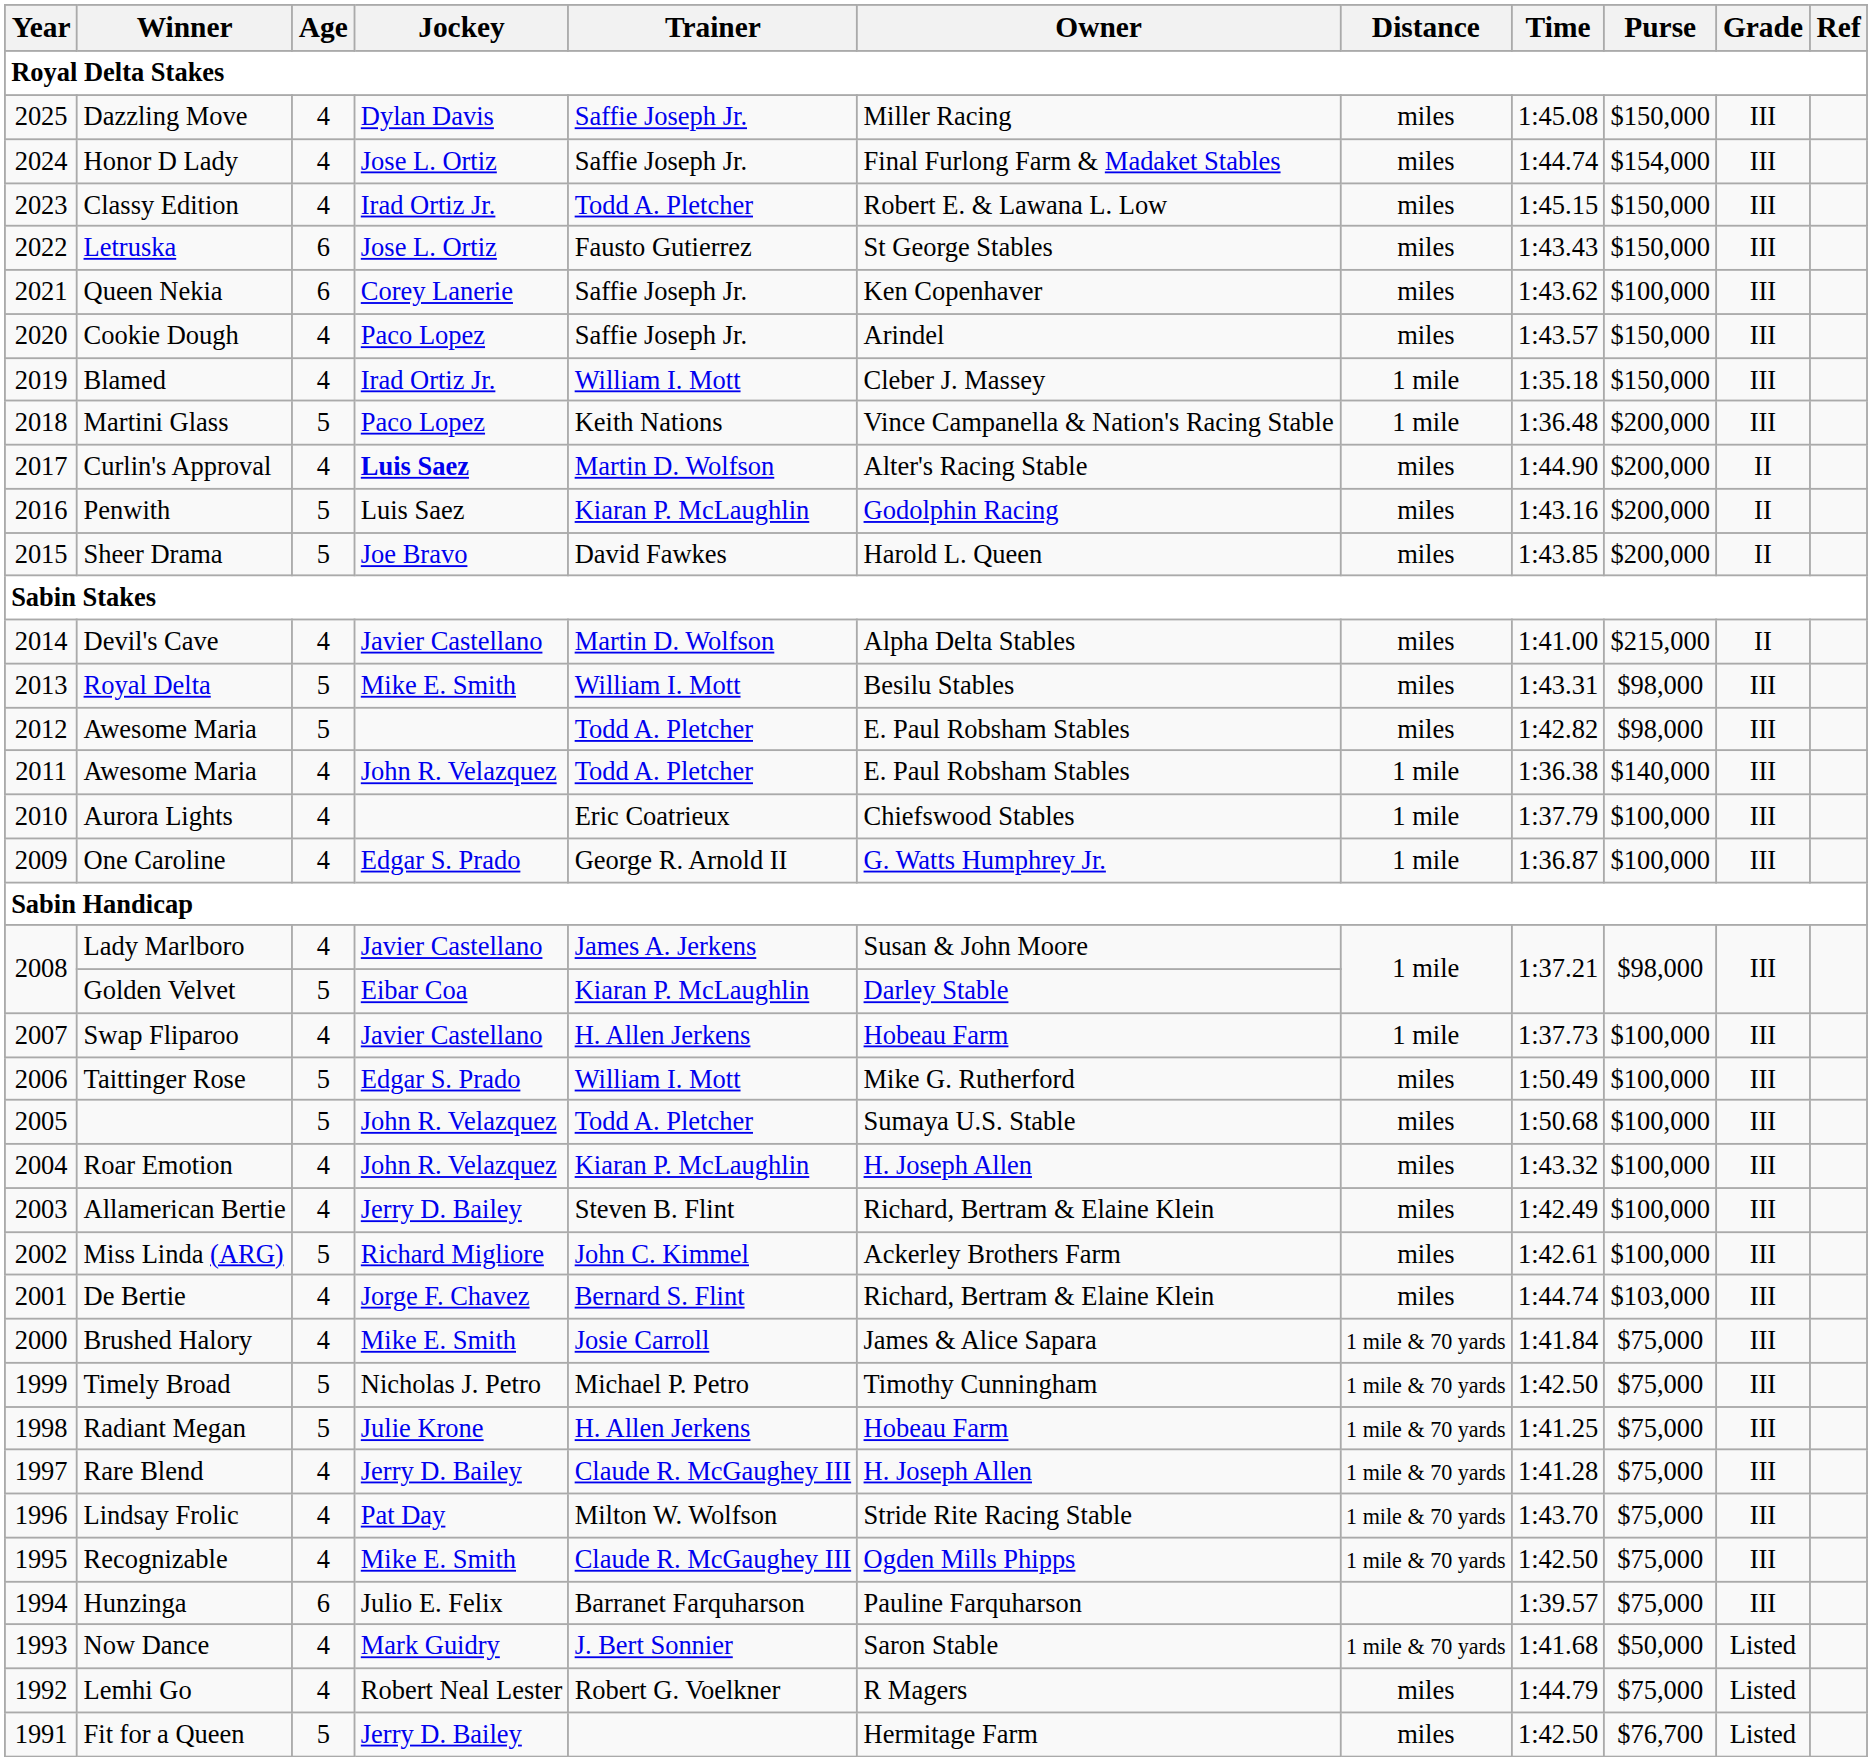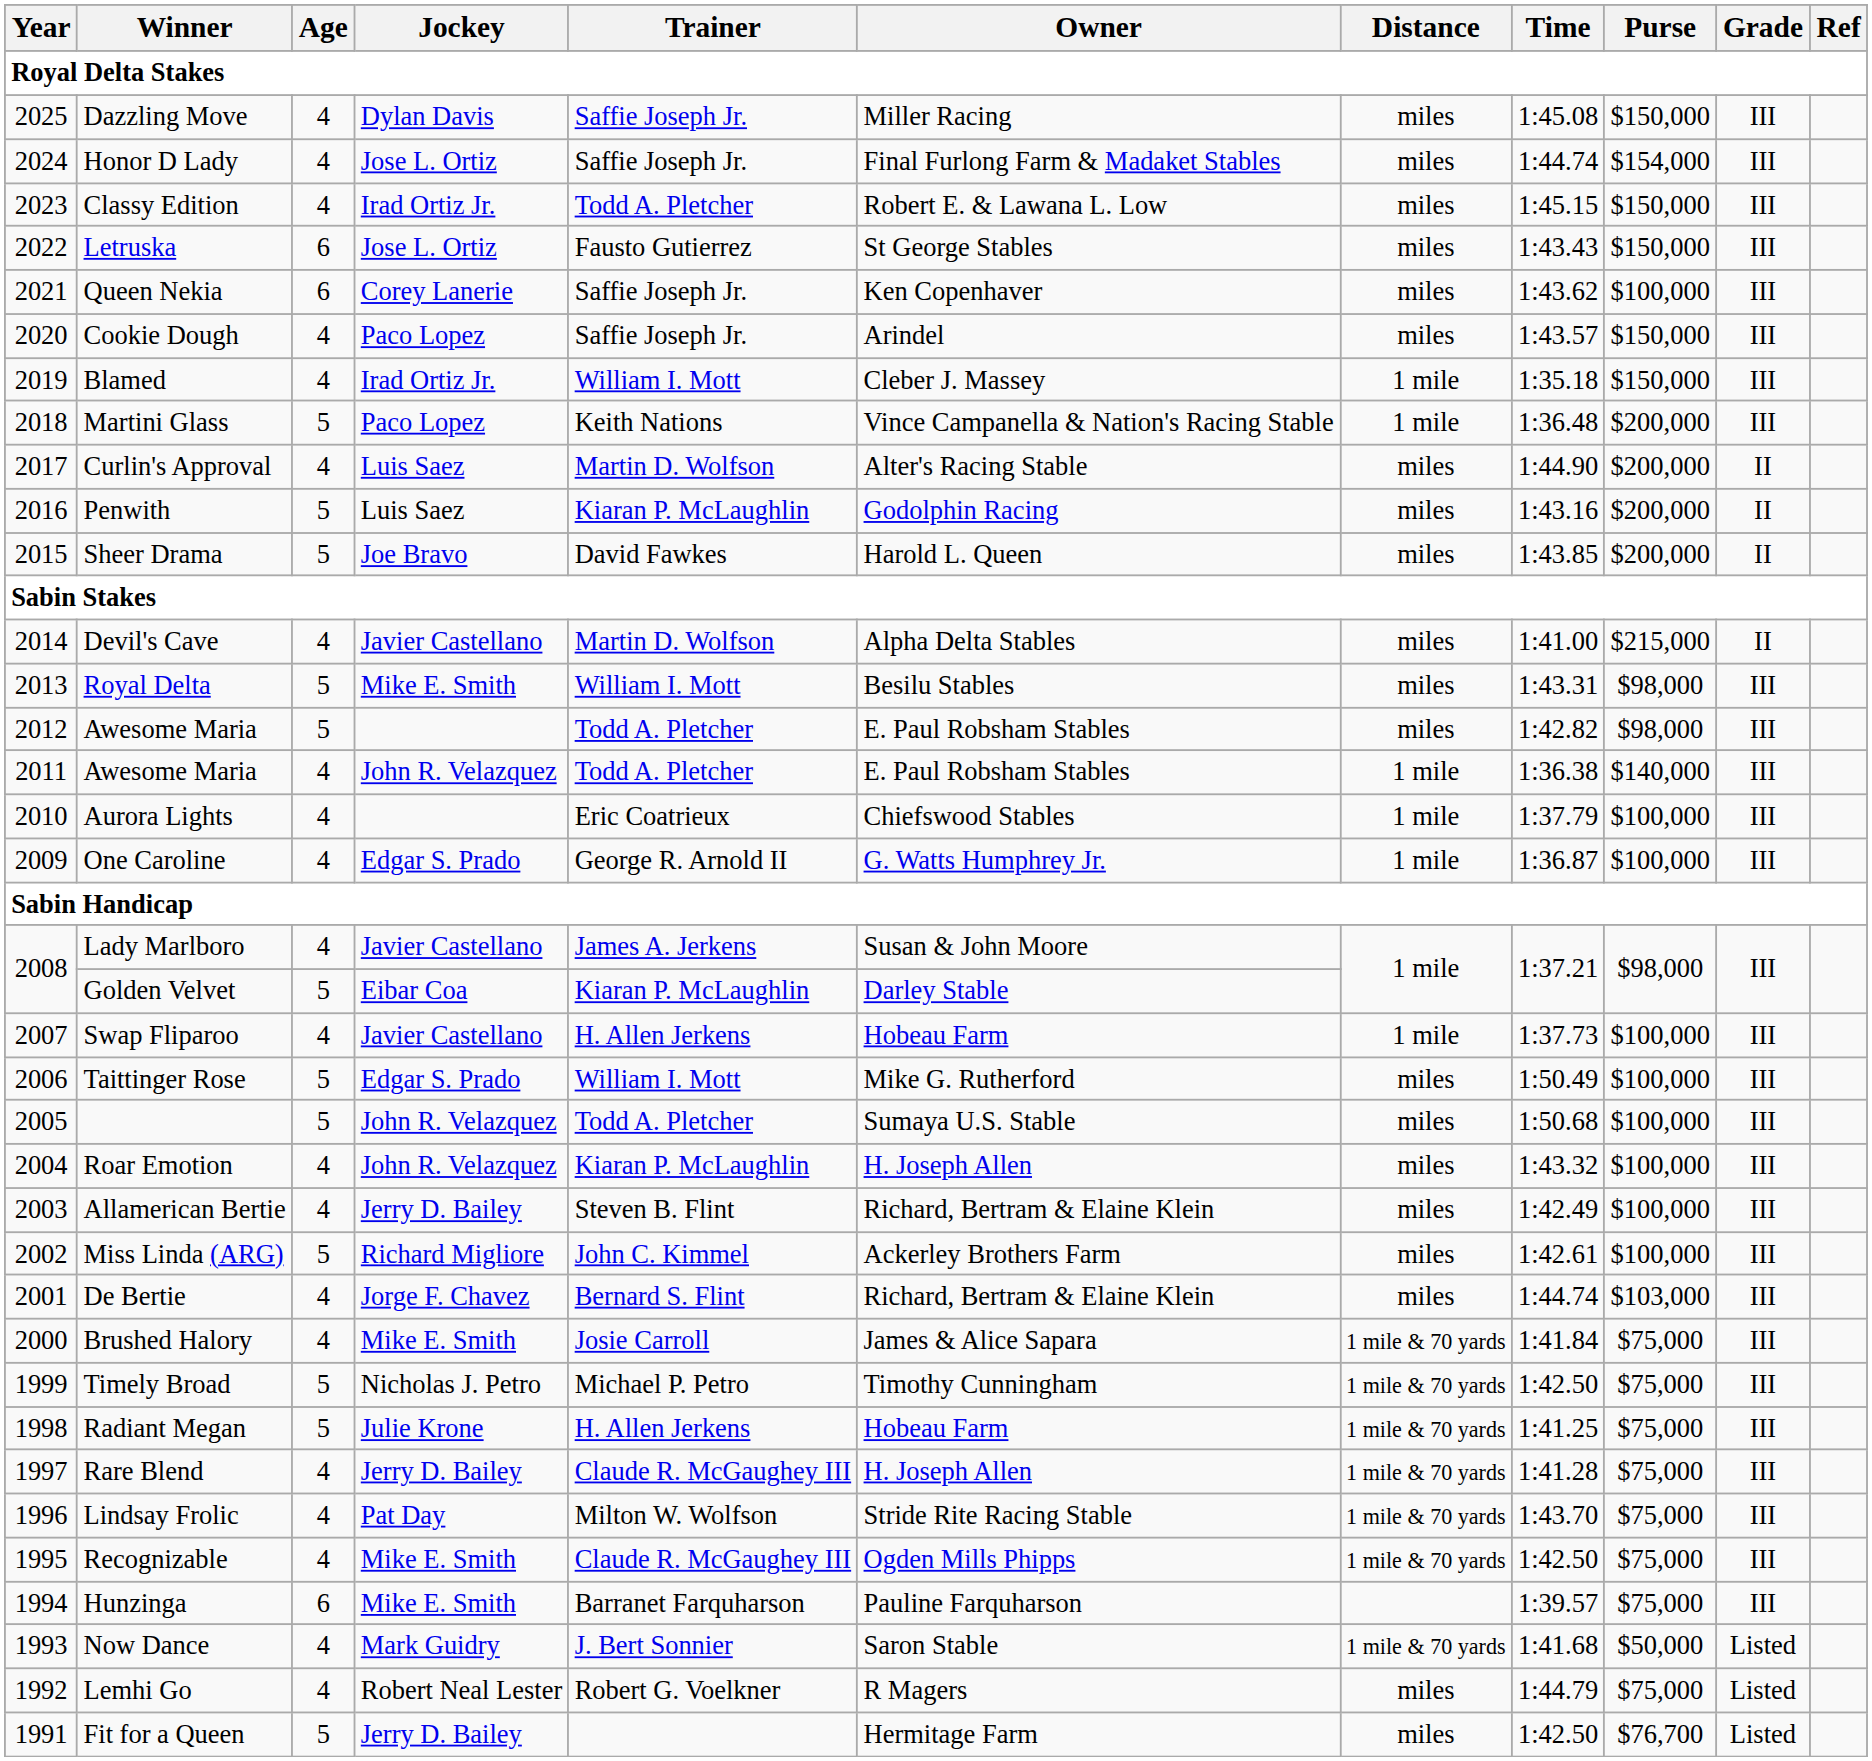(415, 466) bold -> (413, 466) normal
(432, 1602) Julio E. Felix -> (438, 1602) Mike E. Smith
